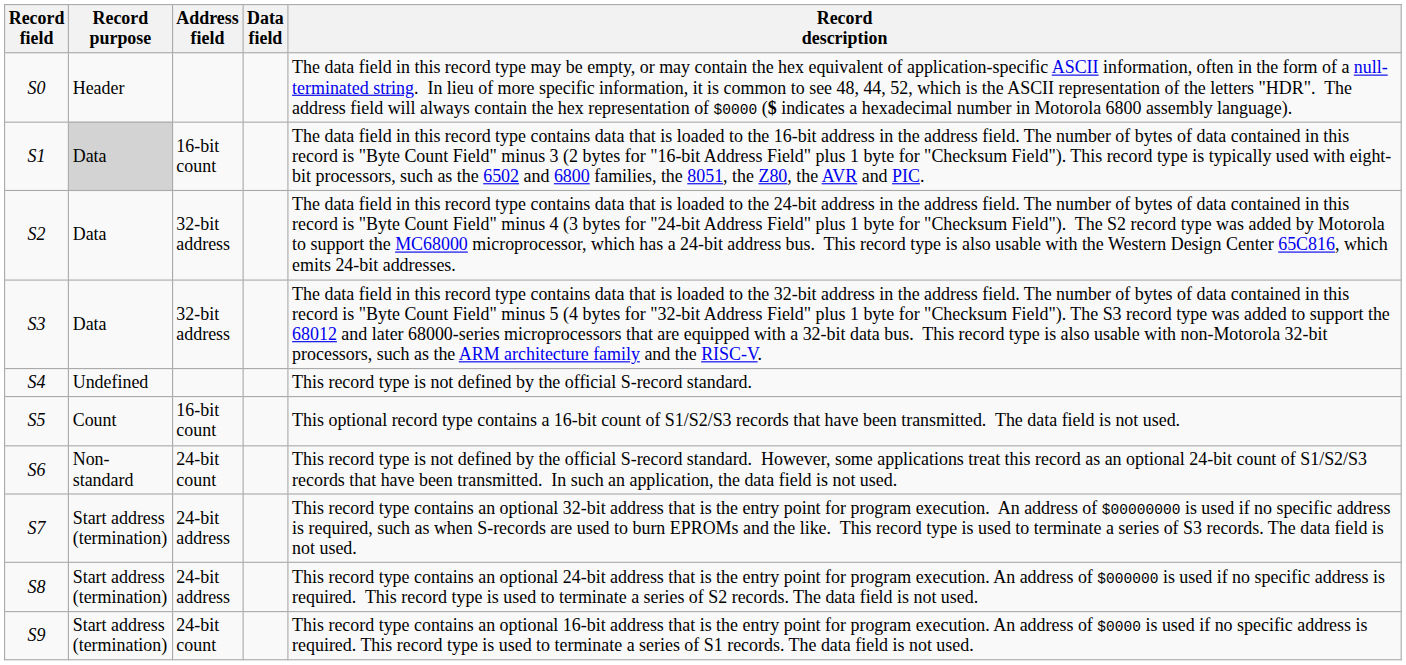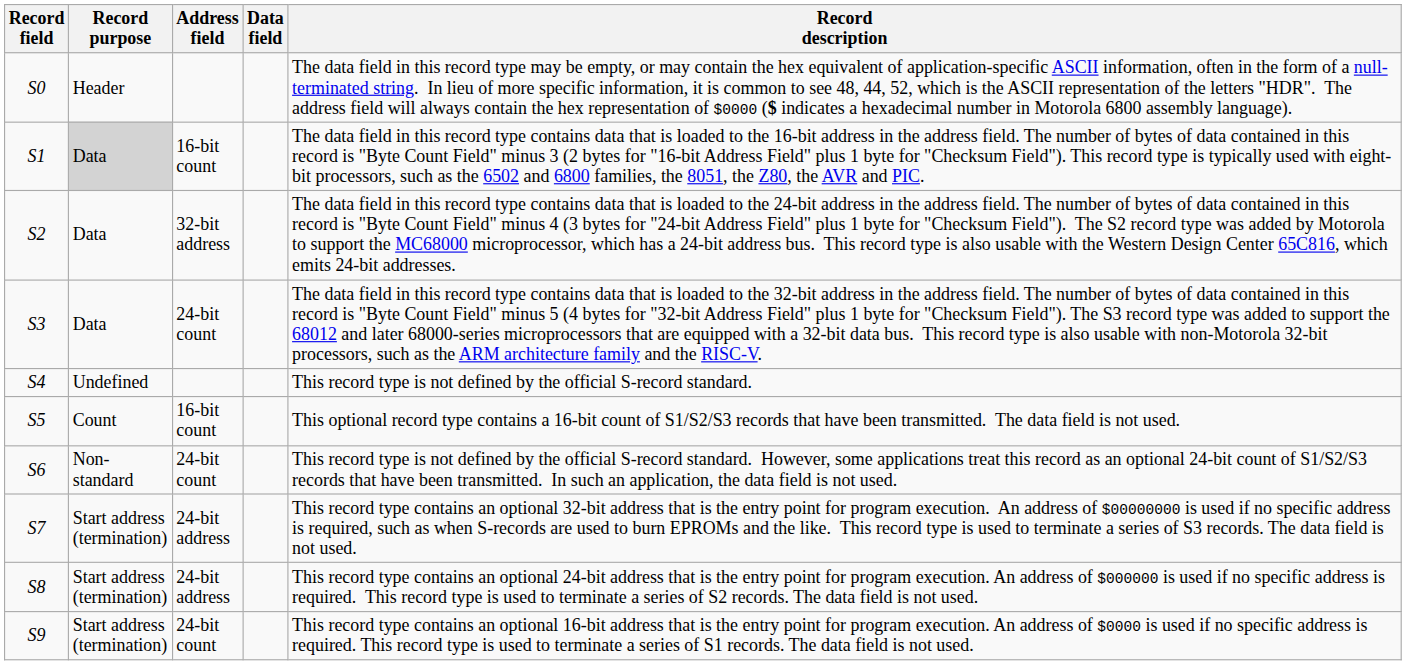(203, 323) 32-bit address -> (198, 323) 24-bit count
